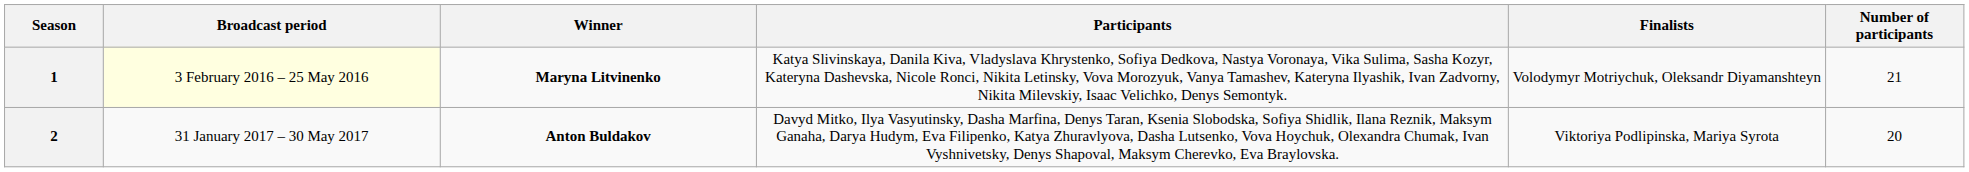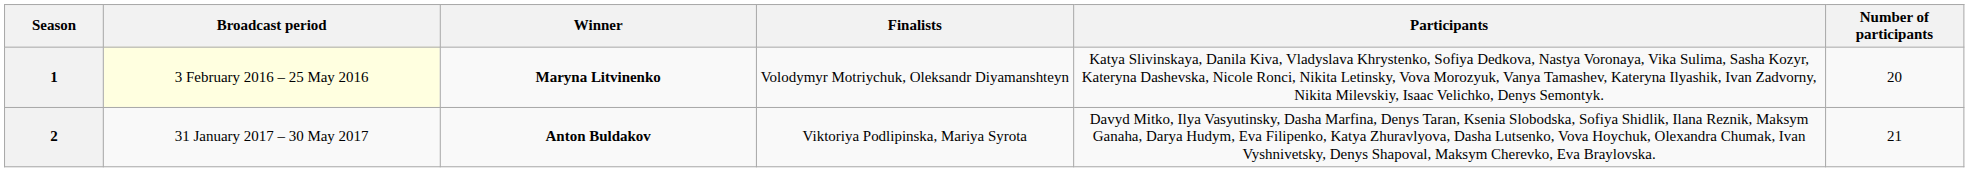columns swapped: (1667, 26) <-> (1132, 26)
(1894, 77) 21 -> (1894, 77) 20
(1894, 137) 20 -> (1894, 137) 21
